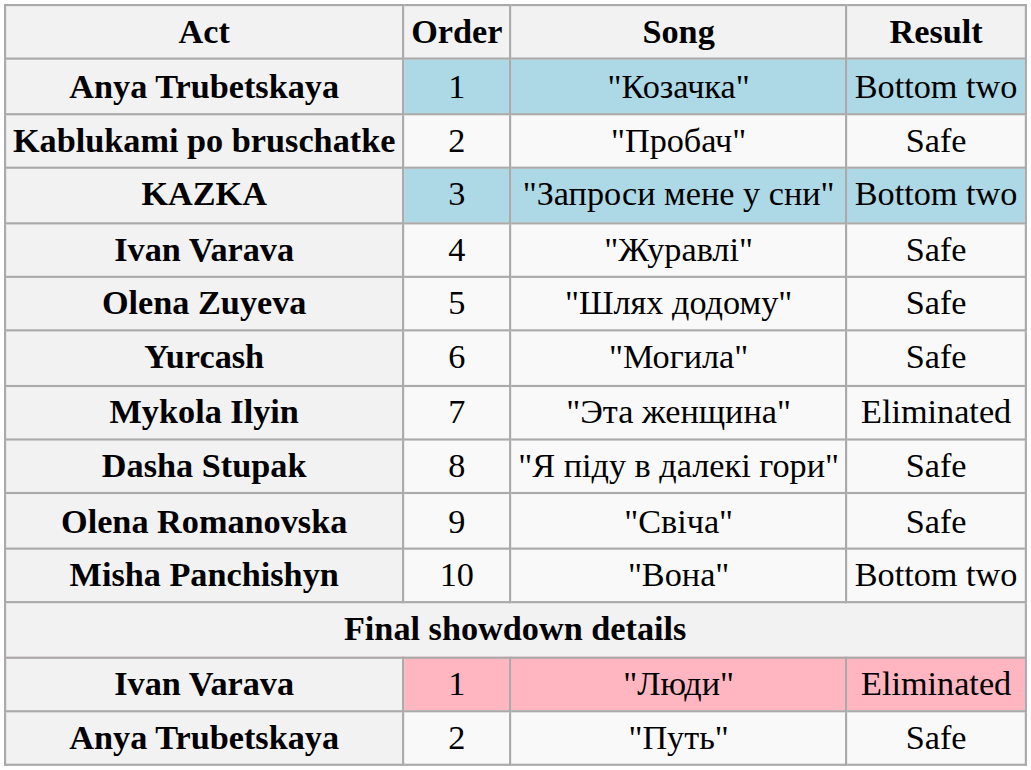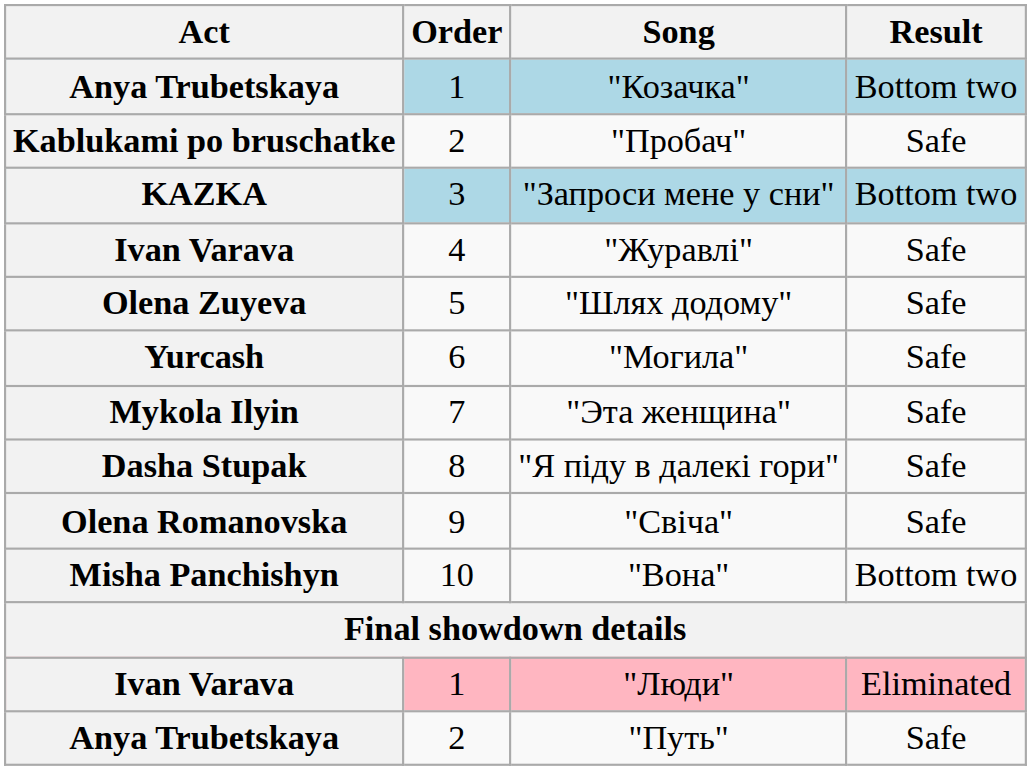(936, 411) Eliminated -> (936, 411) Safe
